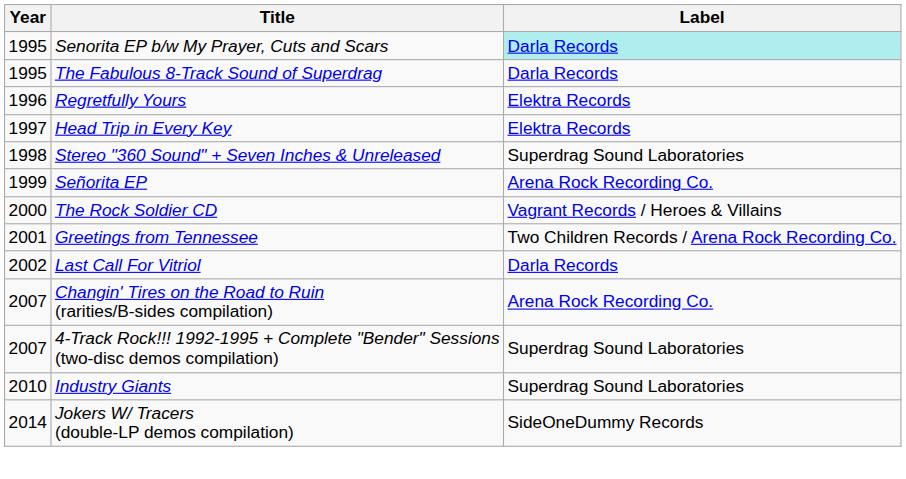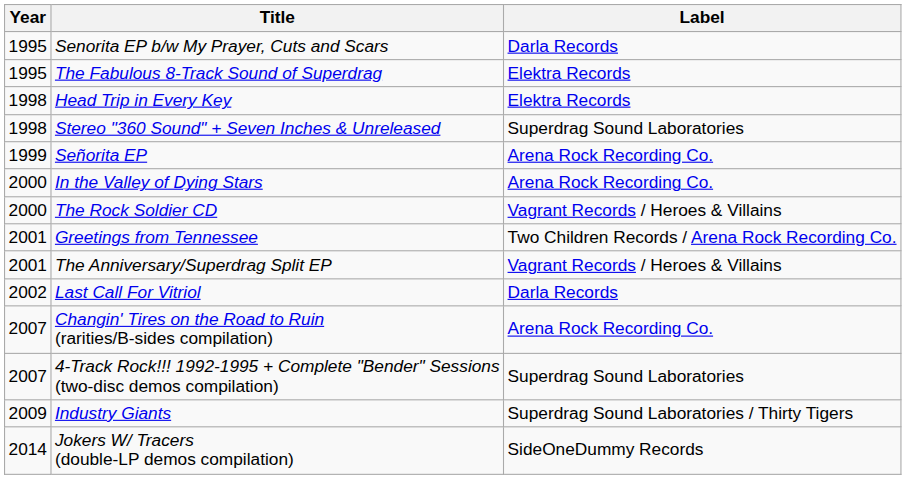(563, 45) paleturquoise background -> (563, 45) no background
(563, 73) Darla Records -> (569, 73) Elektra Records
- row: (121, 100)
(28, 127) 1997 -> (28, 100) 1998
+ row: (159, 182)
+ row: (193, 264)
(28, 385) 2010 -> (28, 413) 2009
(626, 385) Superdrag Sound Laboratories -> (680, 413) Superdrag Sound Laboratories / Thirty Tigers
